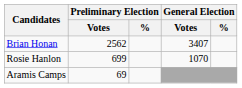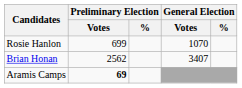rows swapped: (32, 43) <-> (34, 59)
(122, 75) normal -> (122, 75) bold
